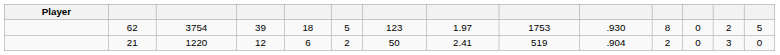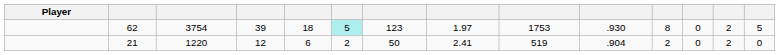(347, 27) no background -> (347, 27) paleturquoise background
(729, 43) 3 -> (729, 43) 2
